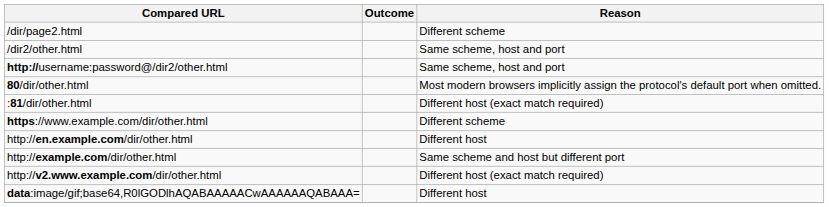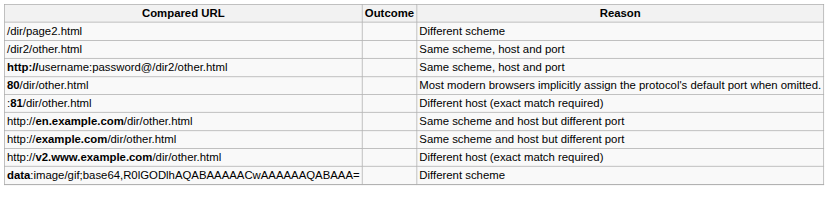- row: (107, 121)
(453, 139) Different host -> (522, 121) Same scheme and host but different port
(453, 193) Different host -> (462, 175) Different scheme
